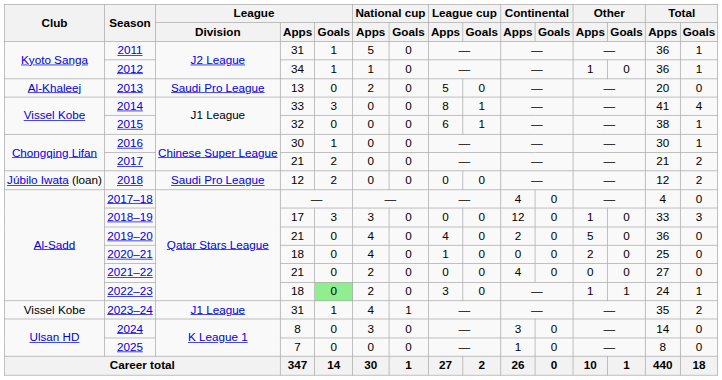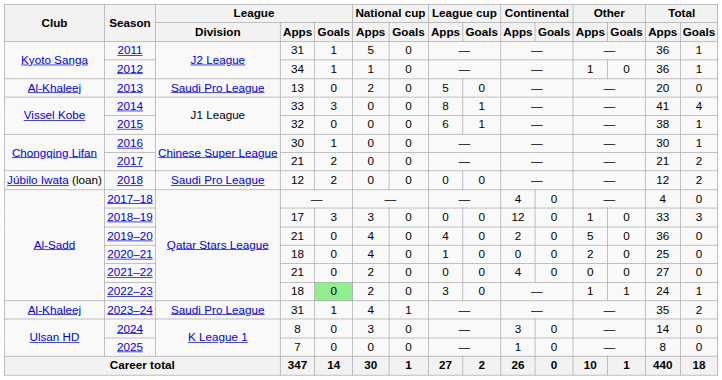(54, 310) Vissel Kobe -> (54, 310) Al-Khaleej
(218, 310) J1 League -> (218, 310) Saudi Pro League
